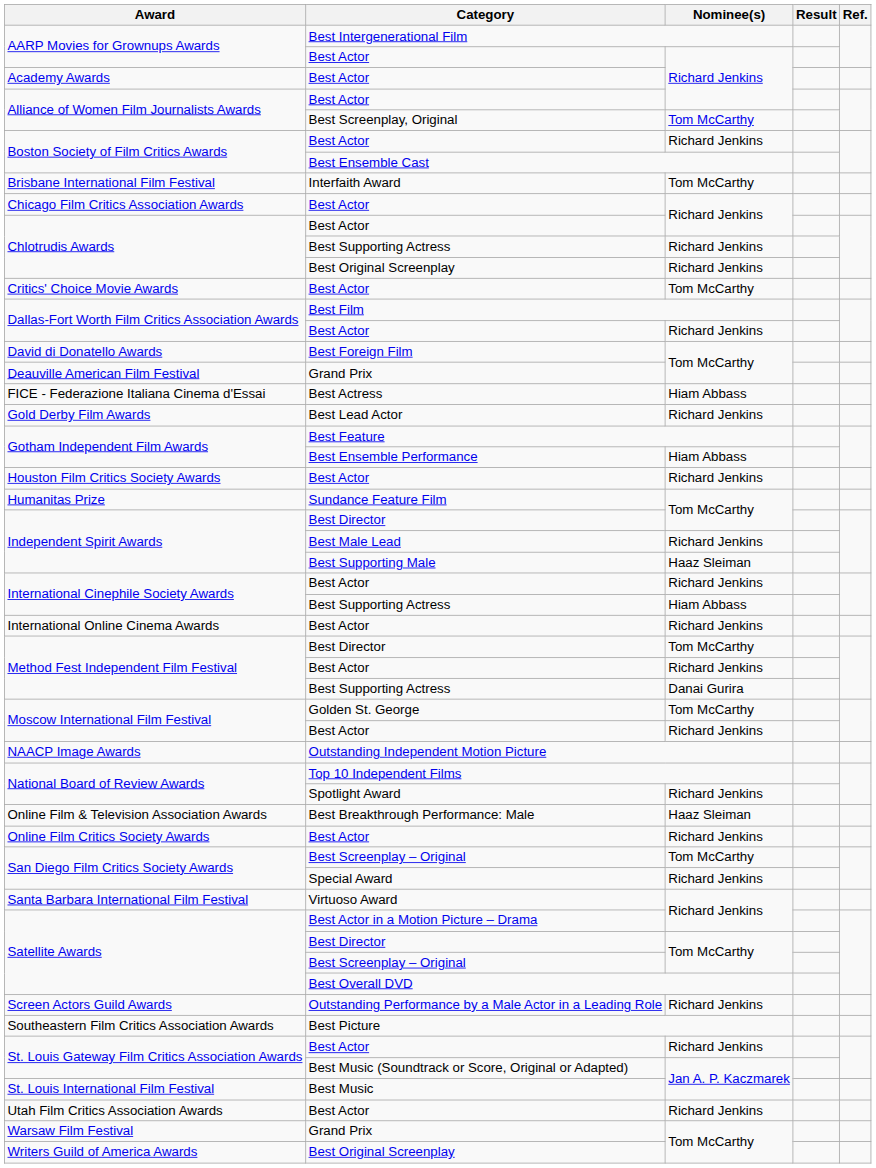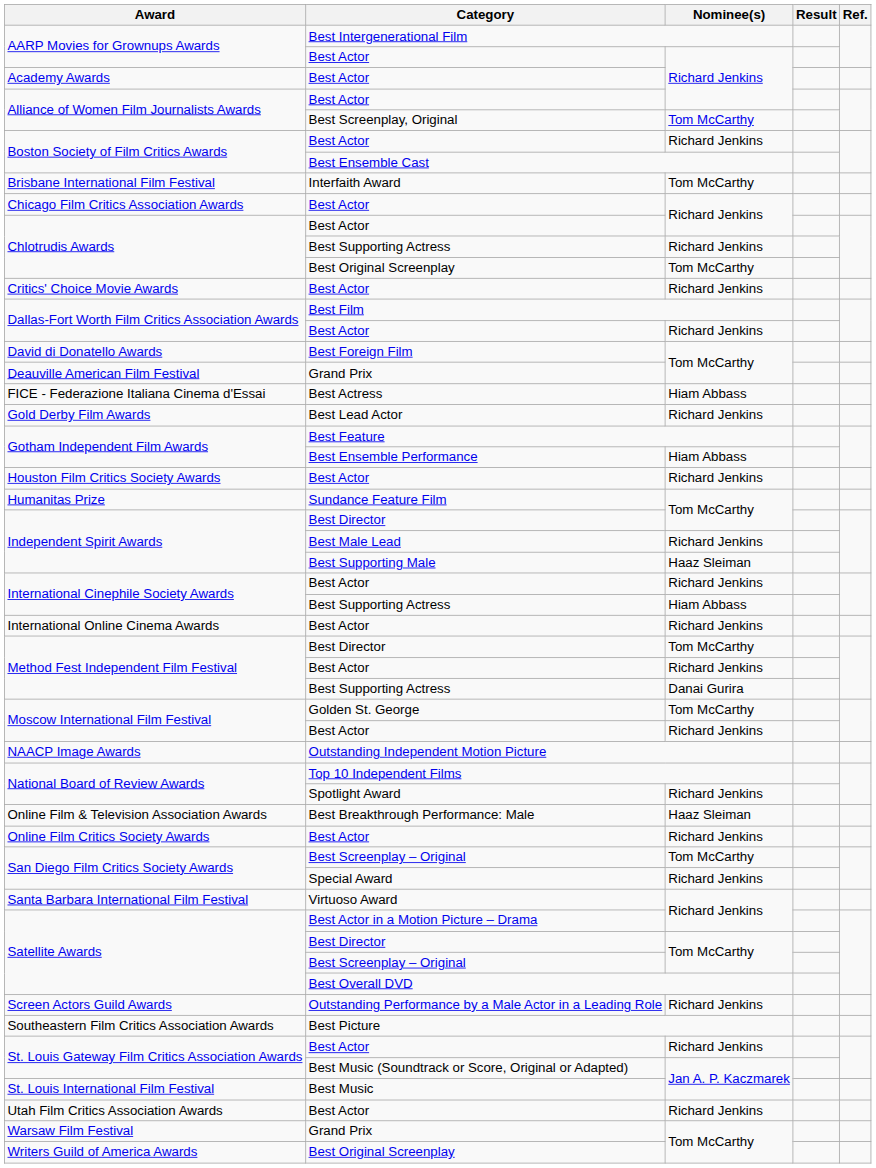(716, 267) Richard Jenkins -> (711, 267) Tom McCarthy
(711, 288) Tom McCarthy -> (716, 288) Richard Jenkins
